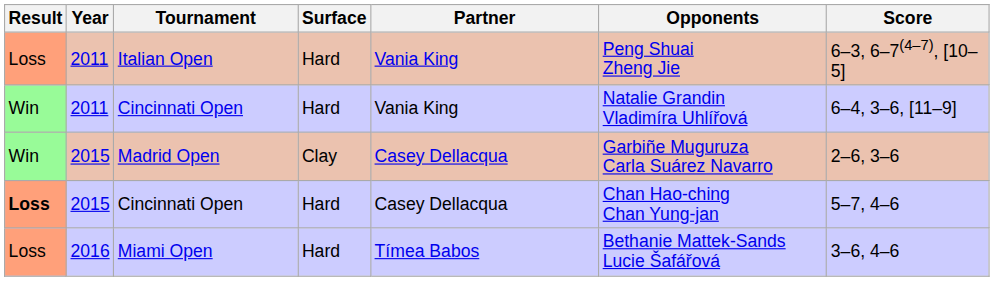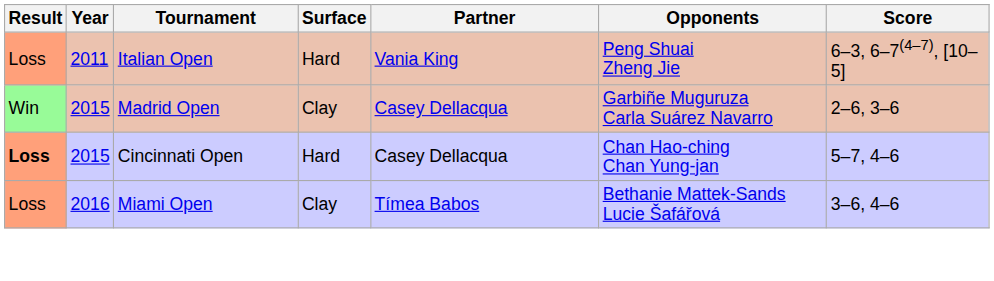- row: (89, 108)
(321, 251) Hard -> (320, 204) Clay
